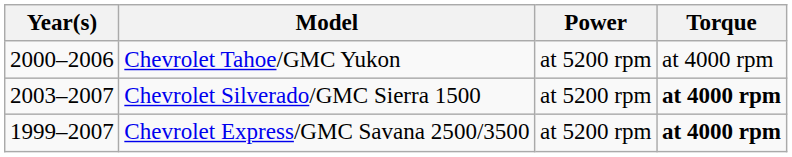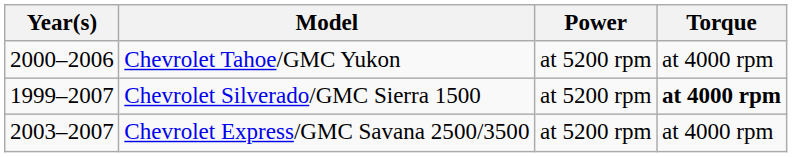(62, 95) 2003–2007 -> (62, 95) 1999–2007
(62, 132) 1999–2007 -> (62, 132) 2003–2007
(722, 132) bold -> (718, 132) normal
